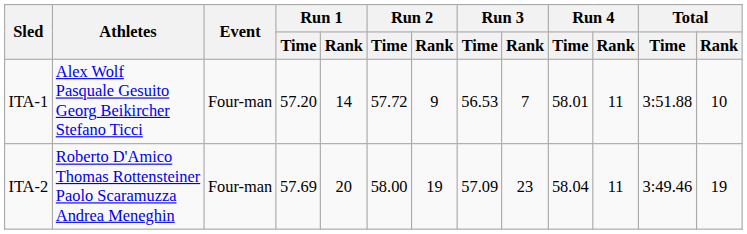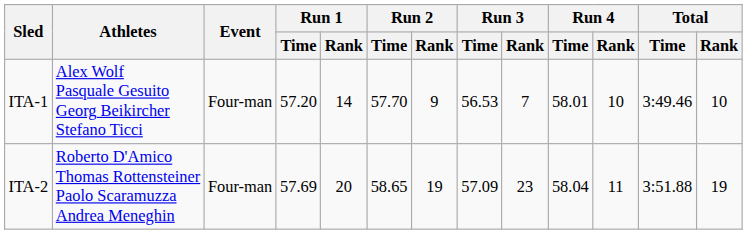(389, 101) 57.72 -> (389, 101) 57.70
(616, 101) 11 -> (616, 101) 10
(667, 101) 3:51.88 -> (667, 101) 3:49.46
(389, 186) 58.00 -> (389, 186) 58.65
(667, 186) 3:49.46 -> (667, 186) 3:51.88
